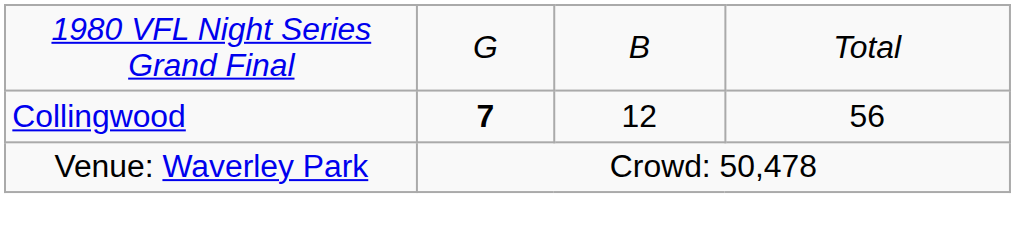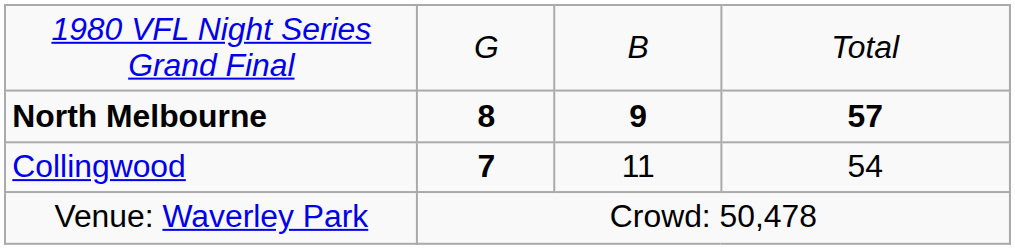+ row: (140, 116)
(639, 116) 12 -> (638, 166) 11
(867, 116) 56 -> (865, 166) 54
